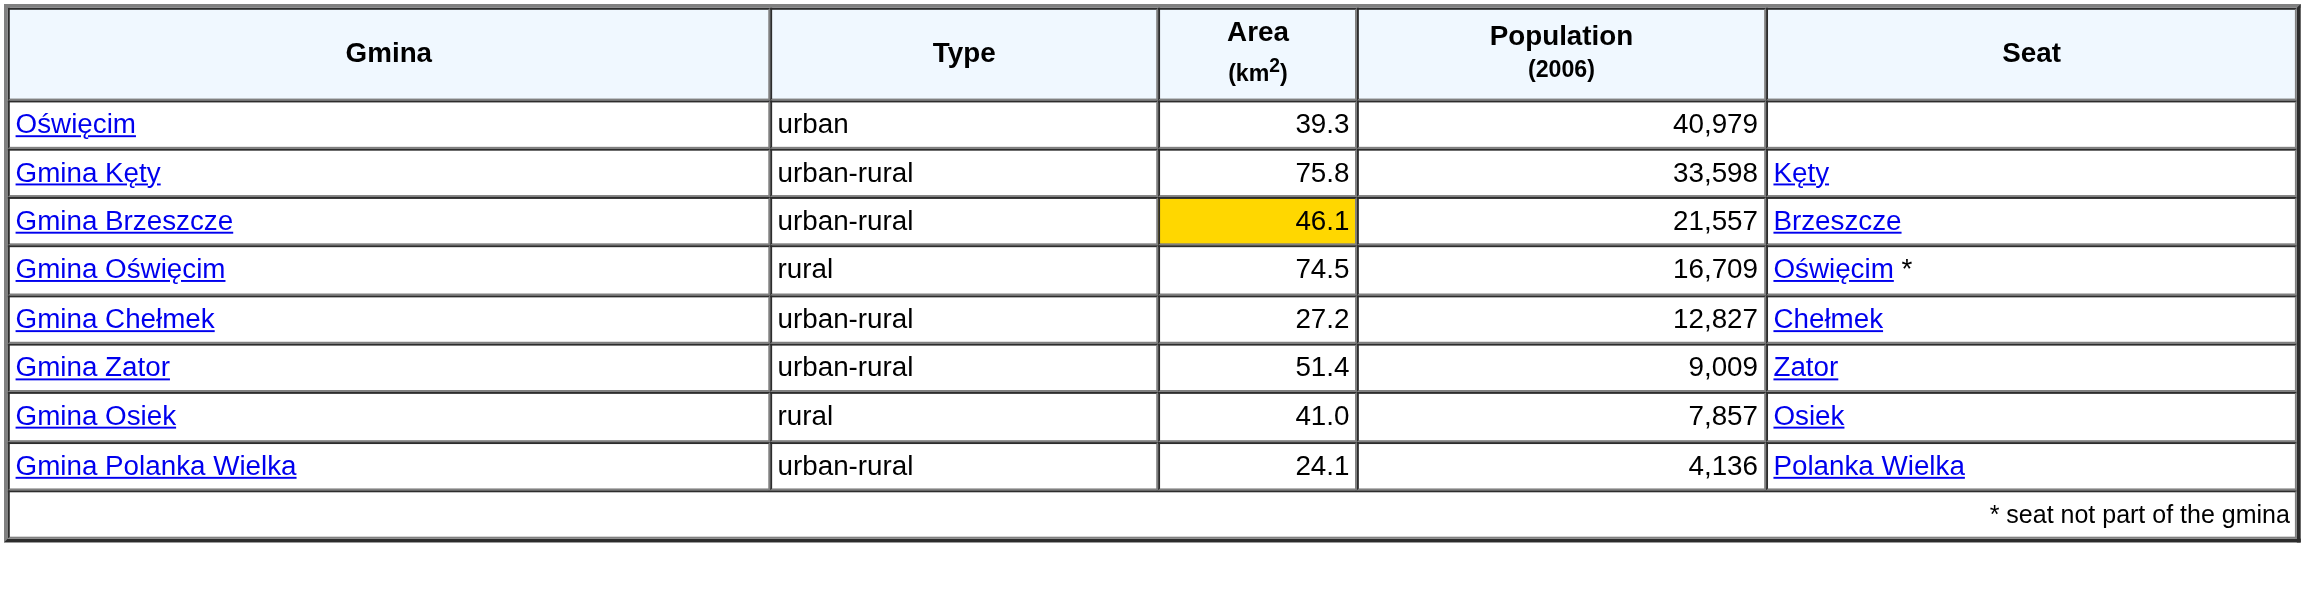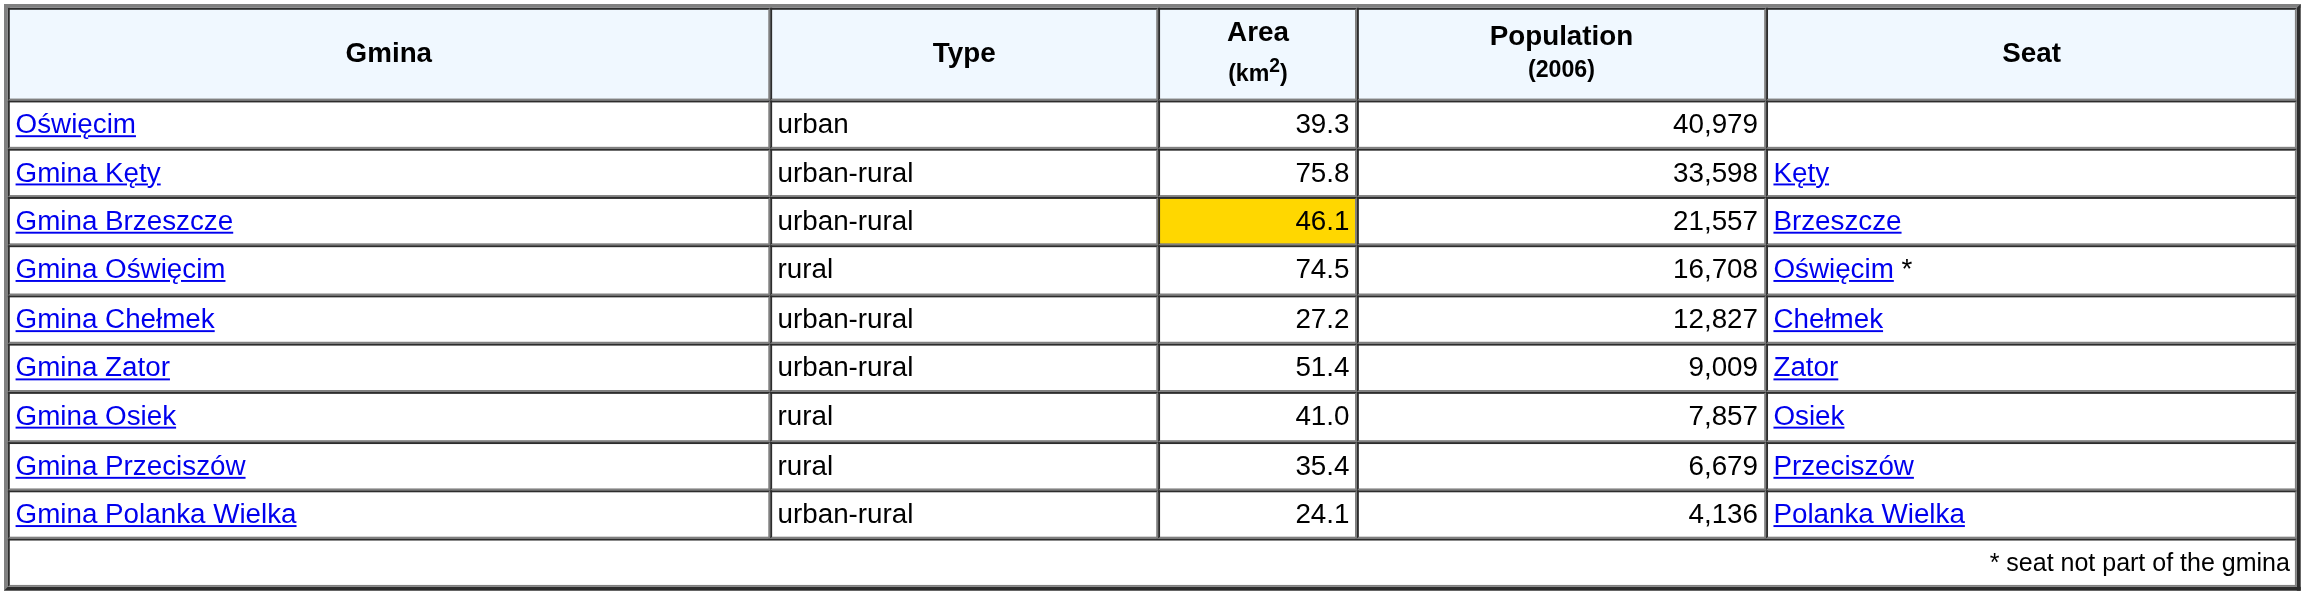(1716, 269) 16,709 -> (1716, 269) 16,708
+ row: (131, 464)
